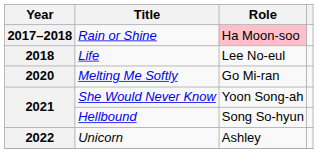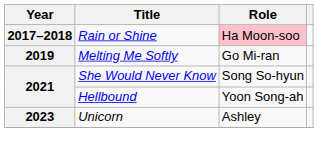- row: (89, 55)
(40, 76) 2020 -> (40, 55) 2019
(263, 96) Yoon Song-ah -> (263, 76) Song So-hyun
(263, 117) Song So-hyun -> (263, 96) Yoon Song-ah
(40, 138) 2022 -> (40, 117) 2023
